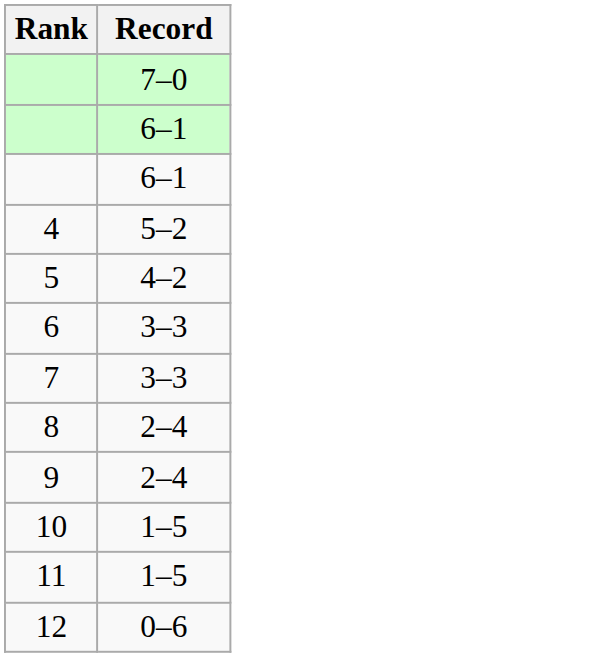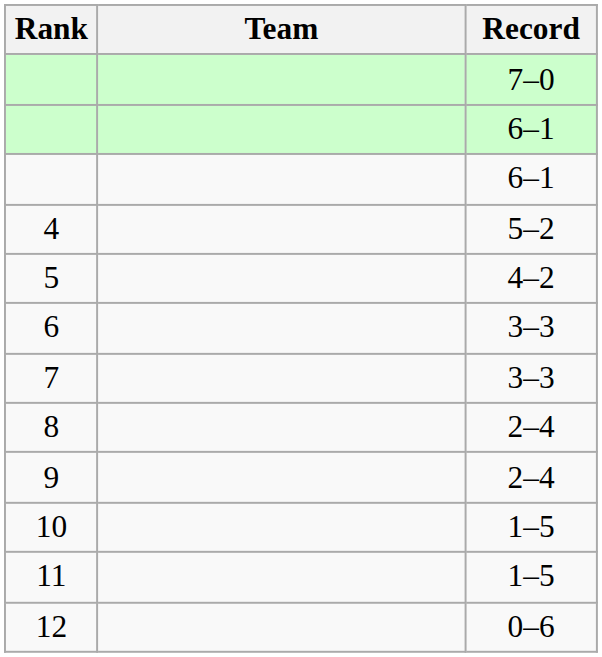+ column: (281, 29)
